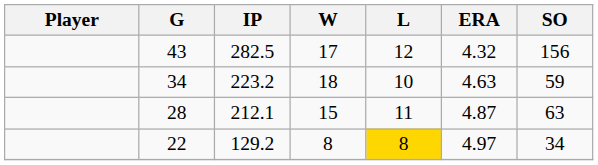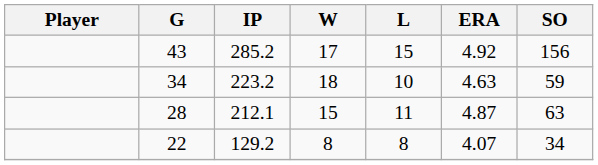(252, 50) 282.5 -> (252, 50) 285.2
(404, 50) 12 -> (404, 50) 15
(479, 50) 4.32 -> (479, 50) 4.92
(404, 143) gold background -> (404, 143) no background
(479, 143) 4.97 -> (479, 143) 4.07
